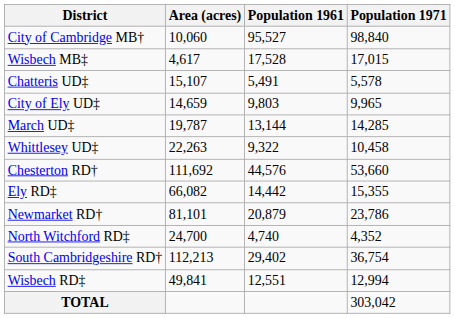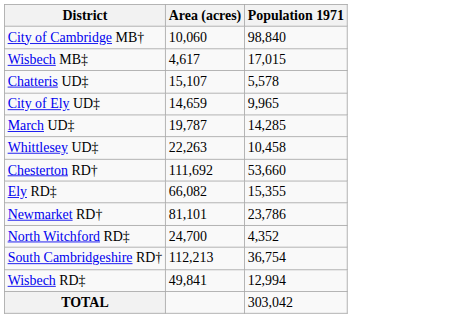- column: (296, 15)
